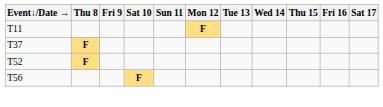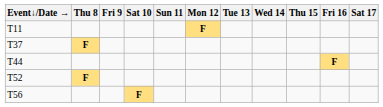+ row: (15, 62)
